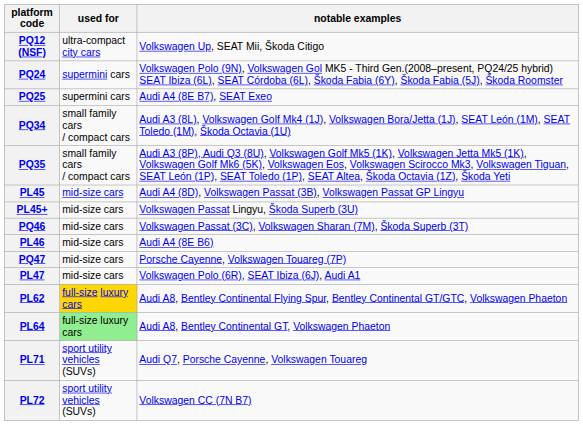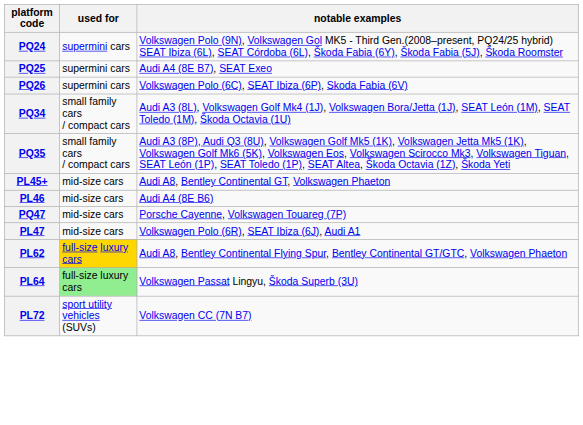- row: (32, 46)
+ row: (32, 85)
- row: (32, 193)
(249, 210) Volkswagen Passat Lingyu, Škoda Superb (3U) -> (265, 181) Audi A8, Bentley Continental GT, Volkswagen Phaeton
- row: (32, 226)
(265, 326) Audi A8, Bentley Continental GT, Volkswagen Phaeton -> (249, 281) Volkswagen Passat Lingyu, Škoda Superb (3U)
- row: (32, 360)
